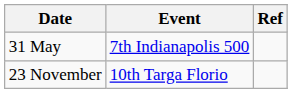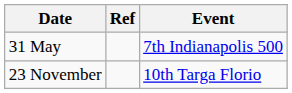columns swapped: (180, 18) <-> (270, 18)
